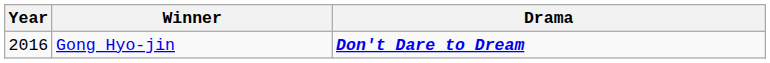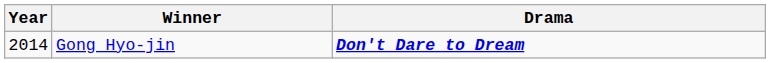(28, 45) 2016 -> (28, 45) 2014
